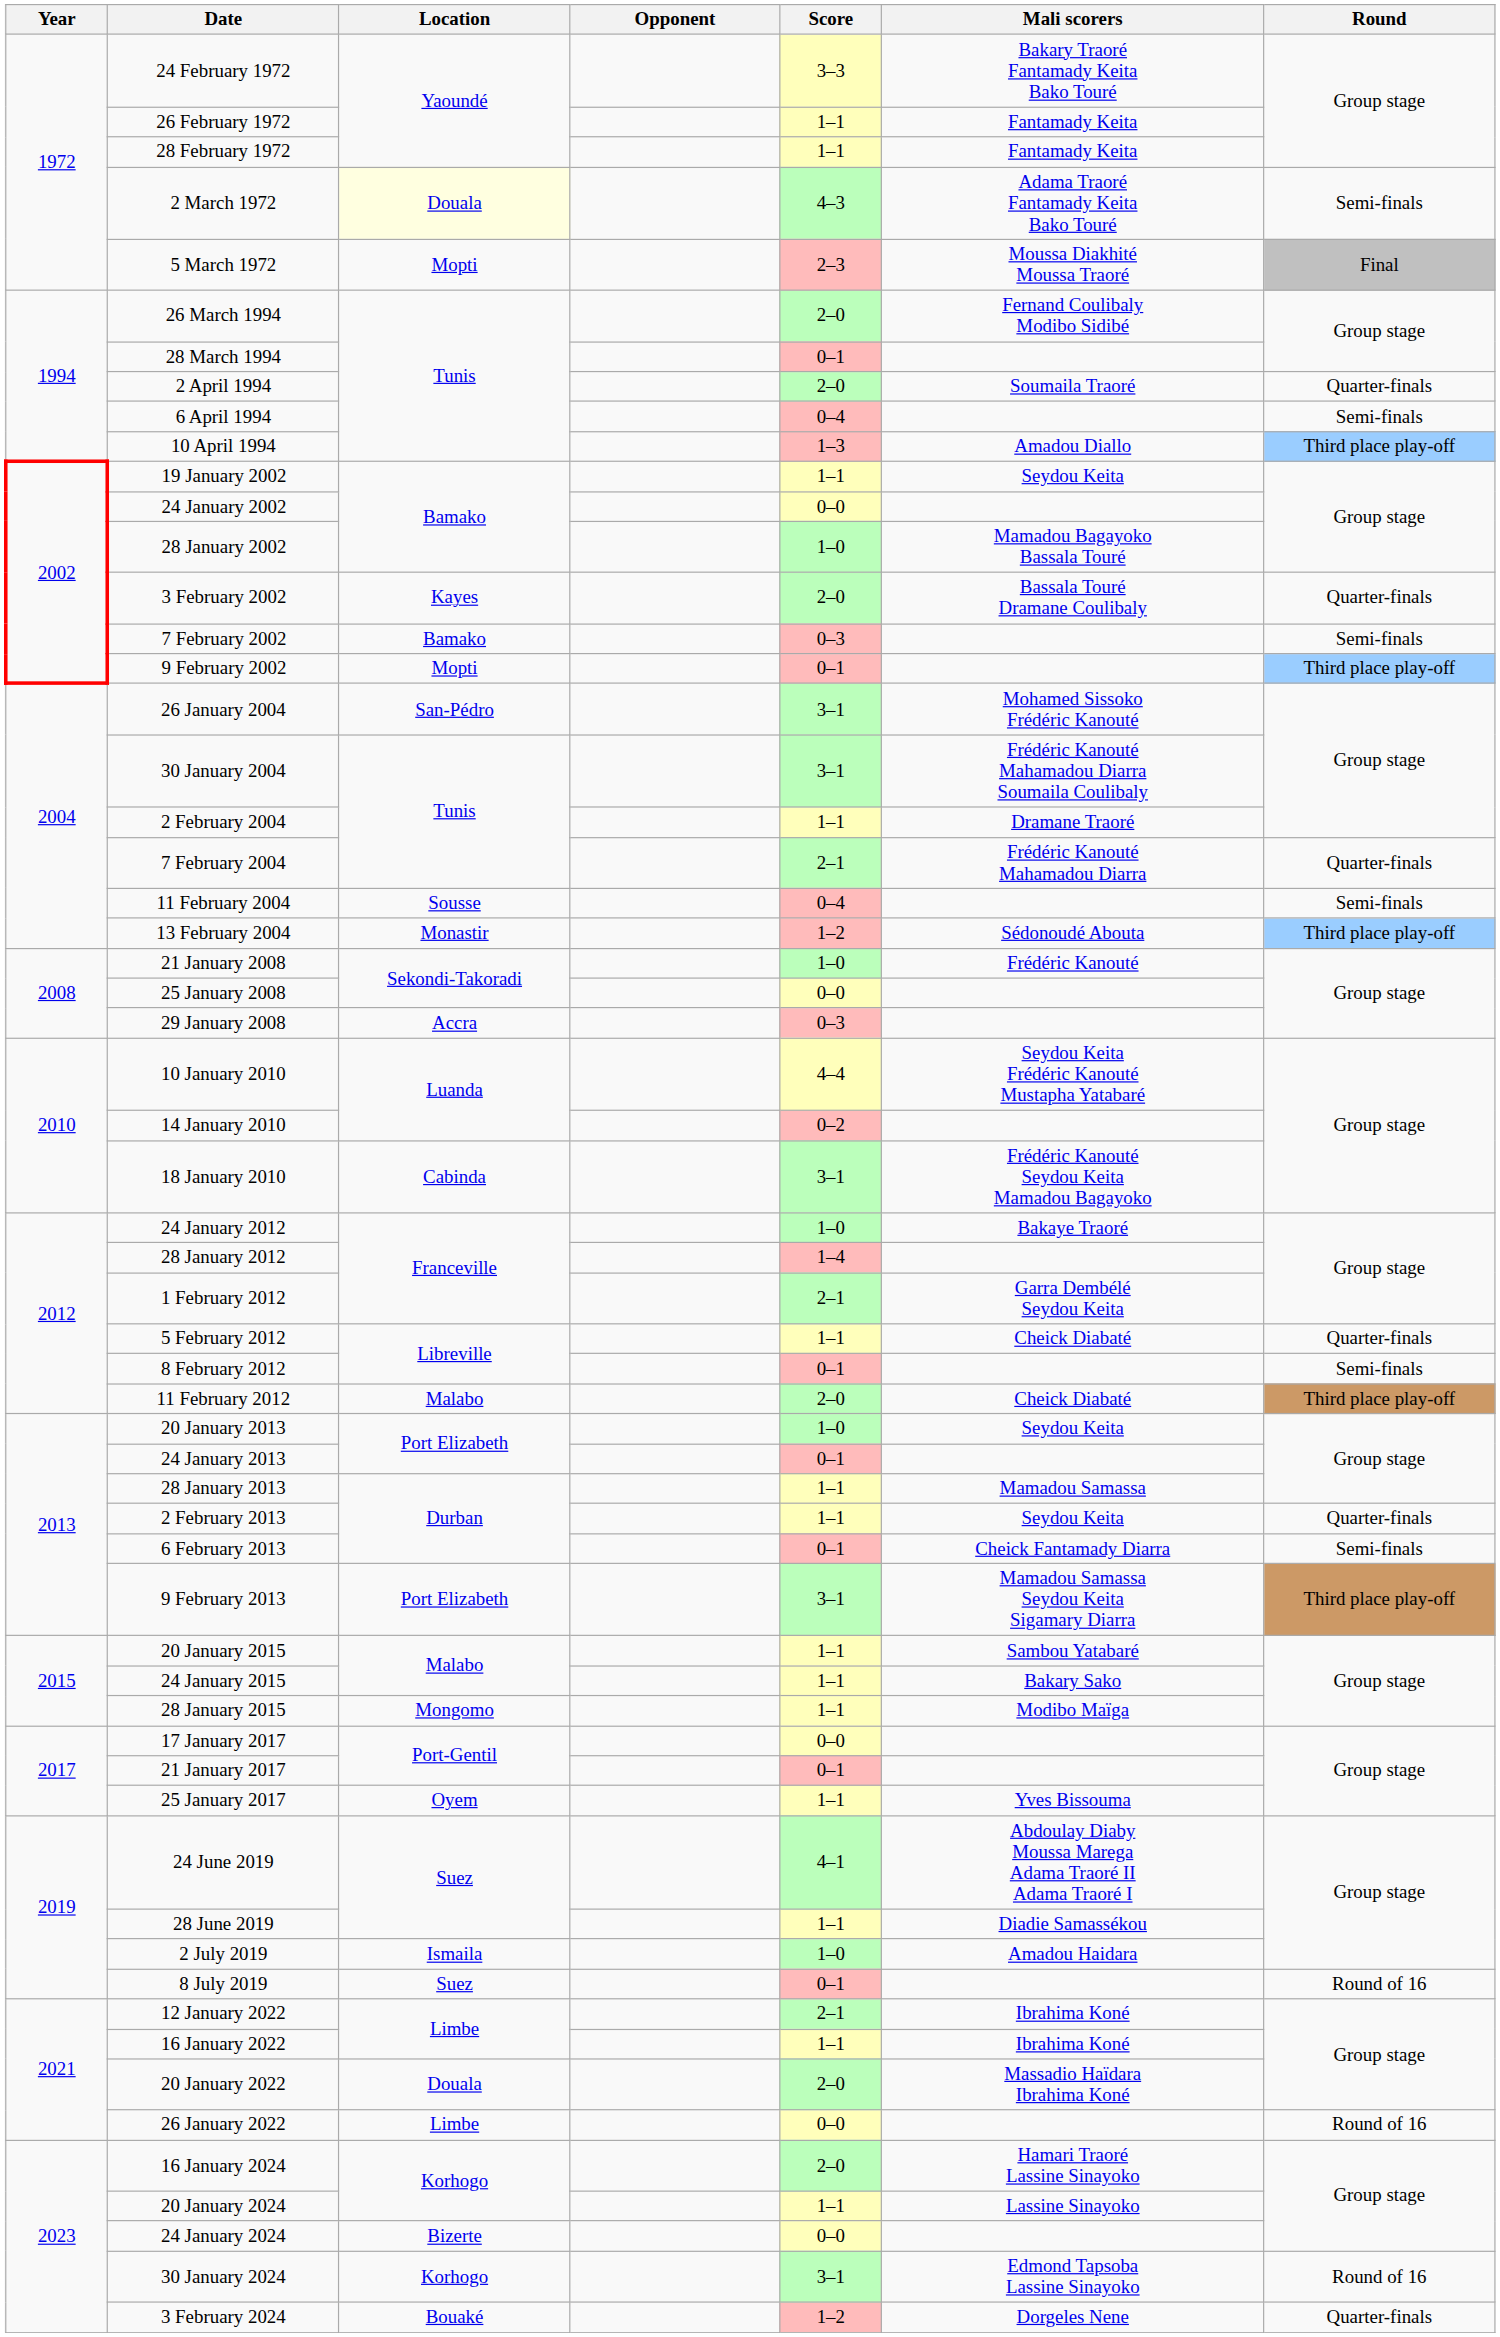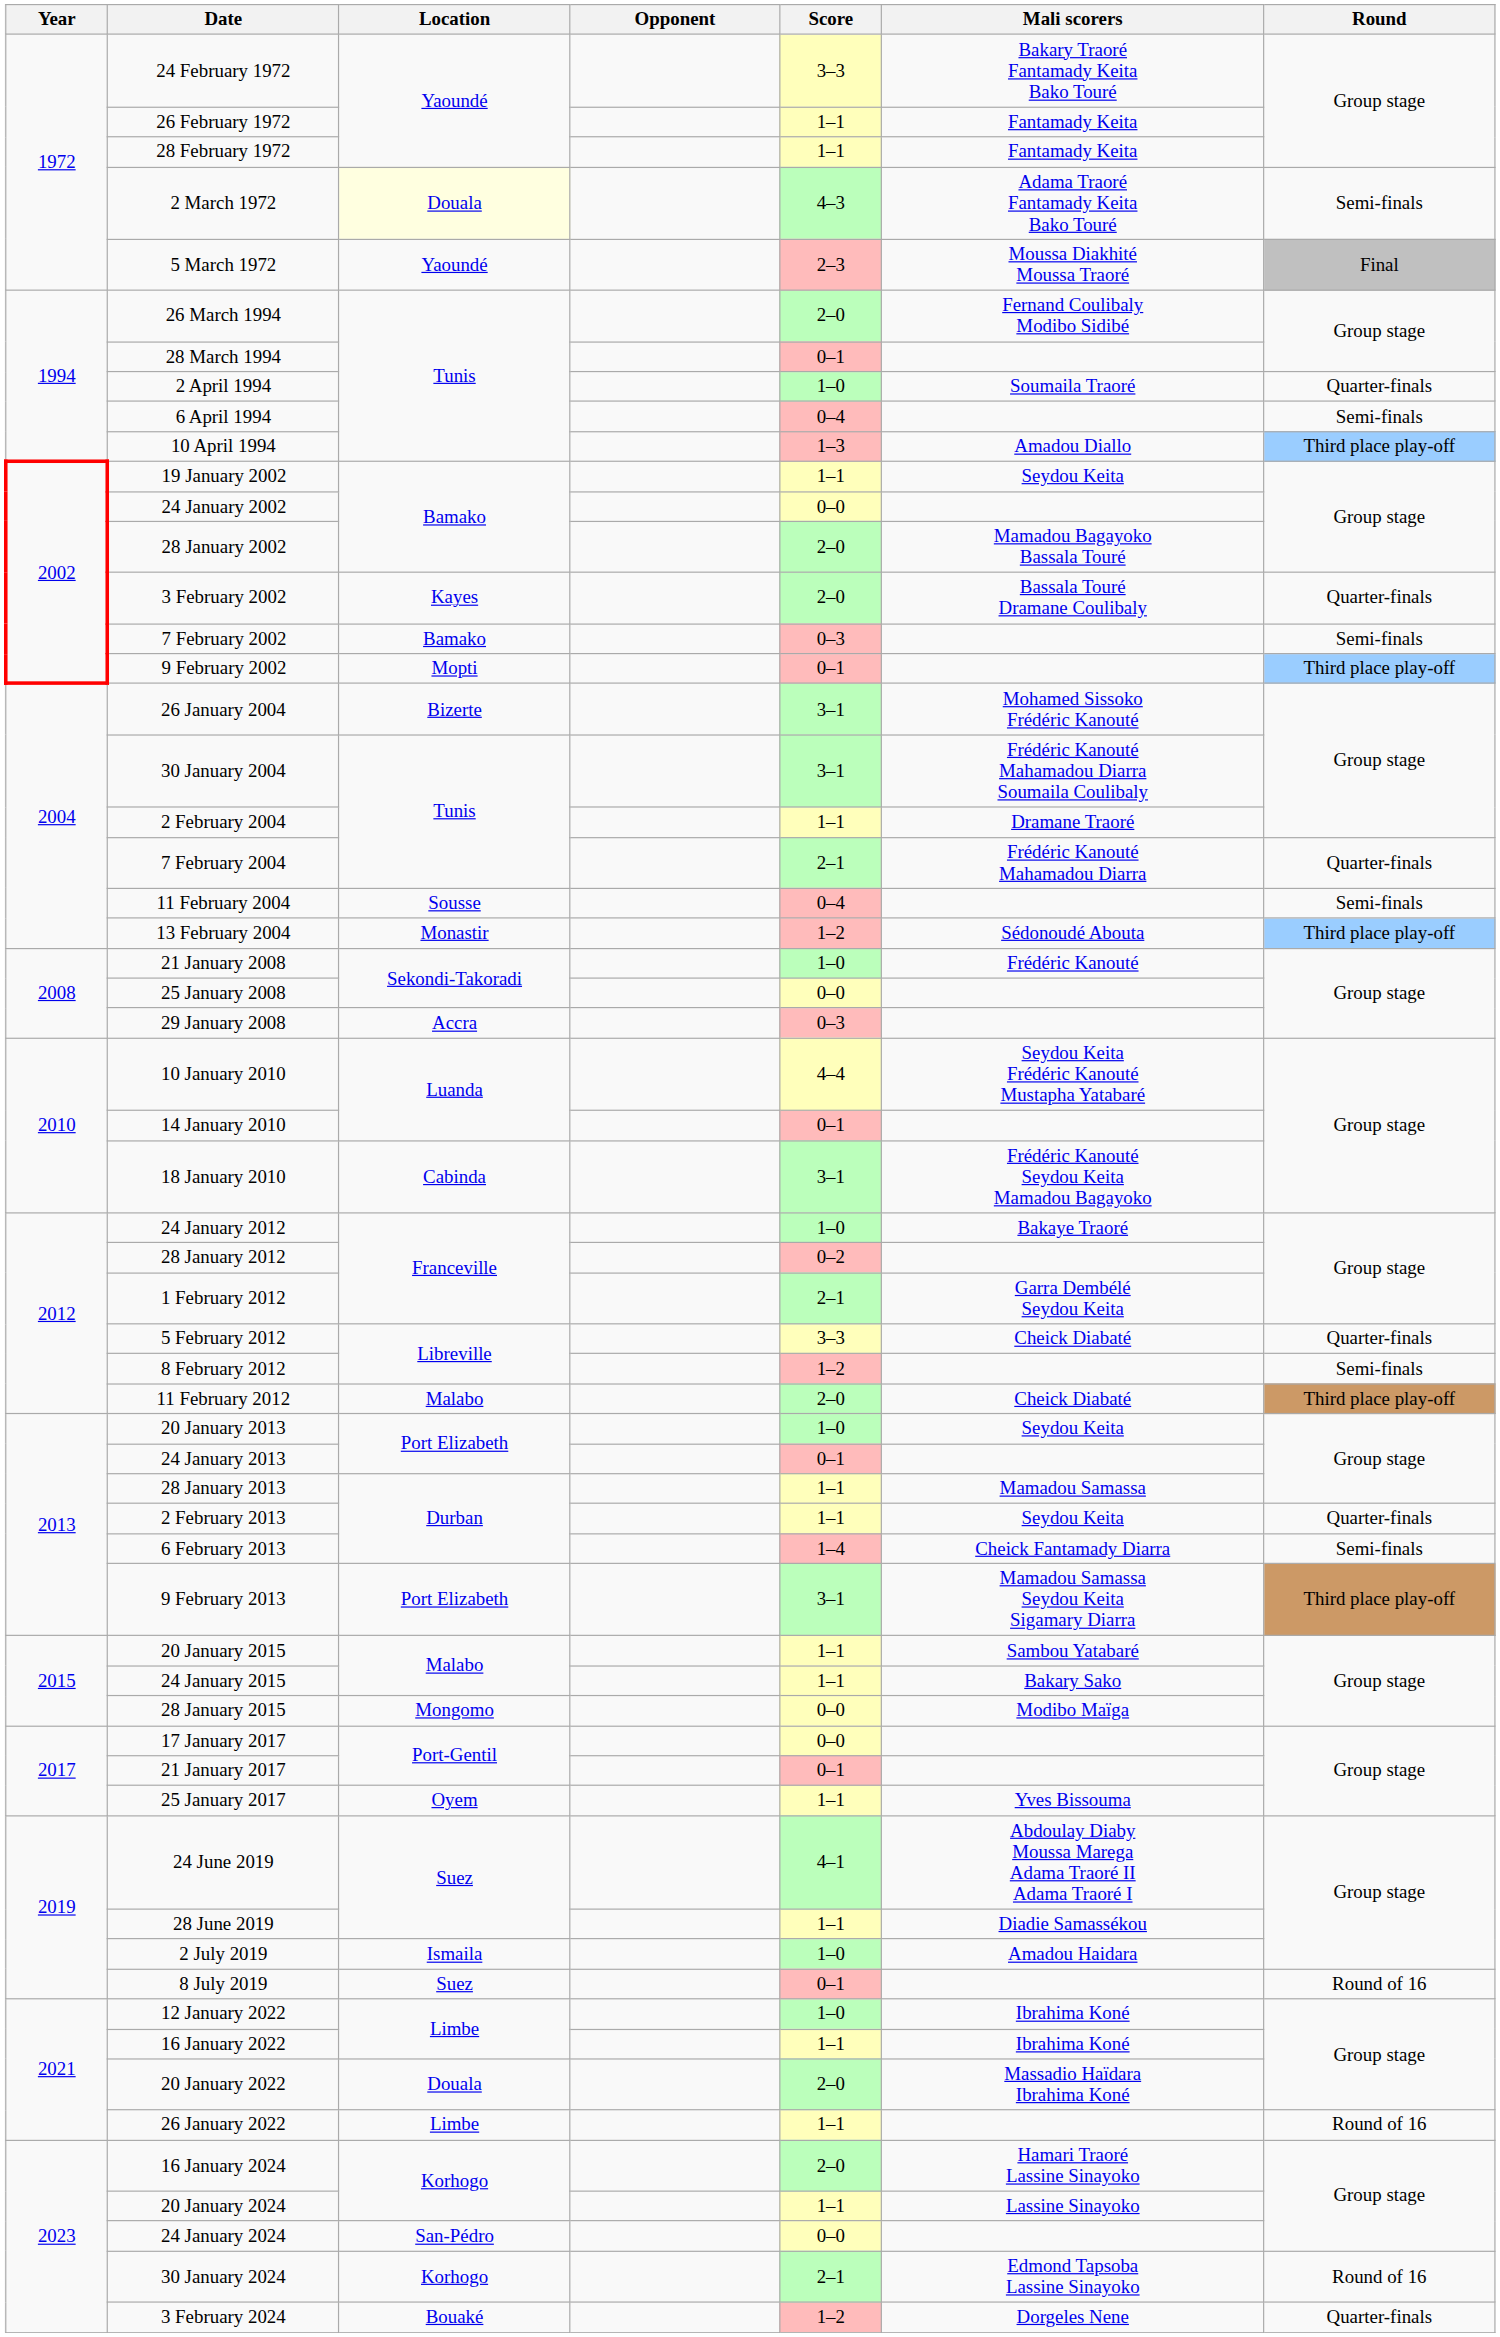(455, 264) Mopti -> (455, 264) Yaoundé
(831, 386) 2–0 -> (831, 386) 1–0
(831, 546) 1–0 -> (831, 546) 2–0
(455, 709) San-Pédro -> (455, 709) Bizerte
(831, 1125) 0–2 -> (831, 1125) 0–1
(831, 1257) 1–4 -> (831, 1257) 0–2
(831, 1338) 1–1 -> (831, 1338) 3–3
(831, 1368) 0–1 -> (831, 1368) 1–2
(831, 1548) 0–1 -> (831, 1548) 1–4
(831, 1710) 1–1 -> (831, 1710) 0–0
(831, 2013) 2–1 -> (831, 2013) 1–0
(831, 2124) 0–0 -> (831, 2124) 1–1
(455, 2235) Bizerte -> (455, 2235) San-Pédro
(831, 2276) 3–1 -> (831, 2276) 2–1
